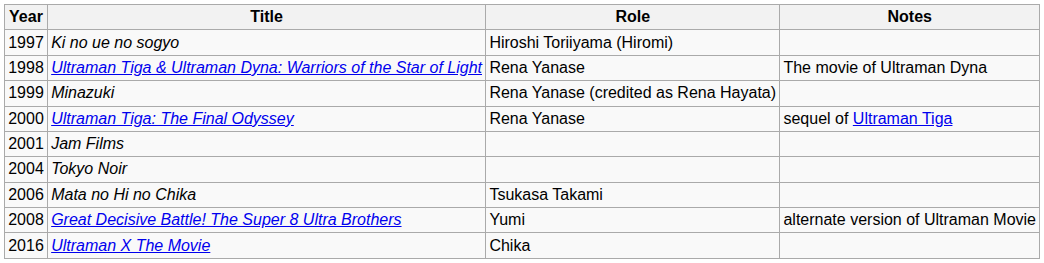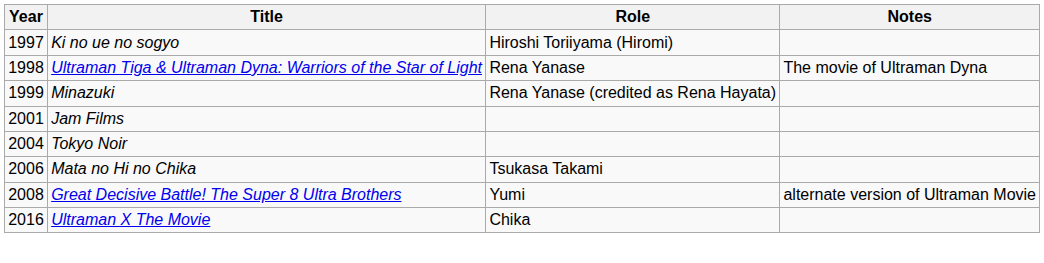- row: (172, 118)
